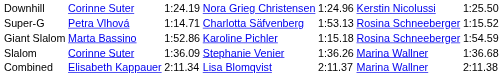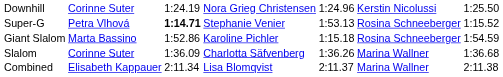(182, 23) normal -> (182, 23) bold
(253, 23) Charlotta Säfvenberg -> (244, 23) Stephanie Venier
(244, 53) Stephanie Venier -> (254, 53) Charlotta Säfvenberg
